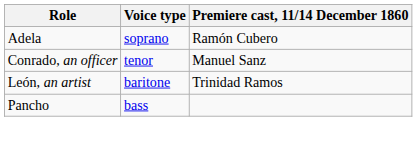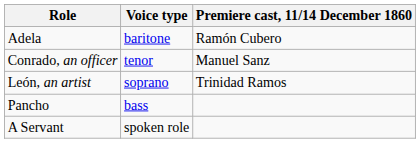(146, 37) soprano -> (147, 37) baritone
(147, 82) baritone -> (146, 82) soprano
+ row: (36, 127)
